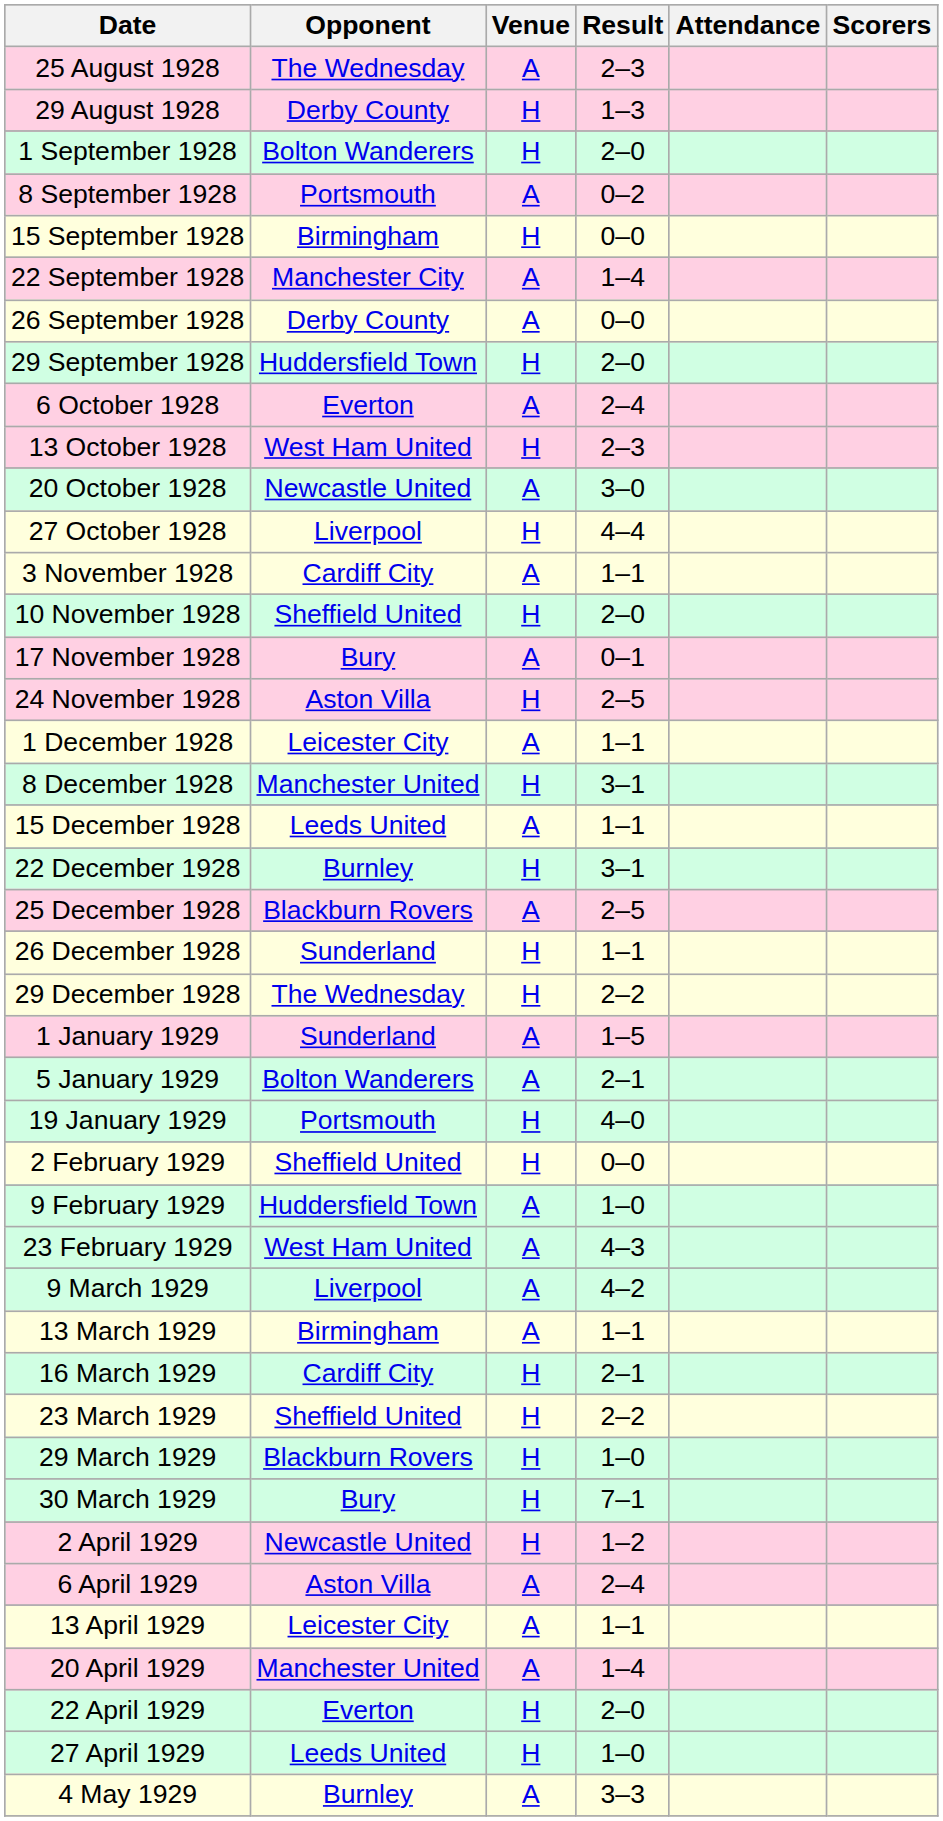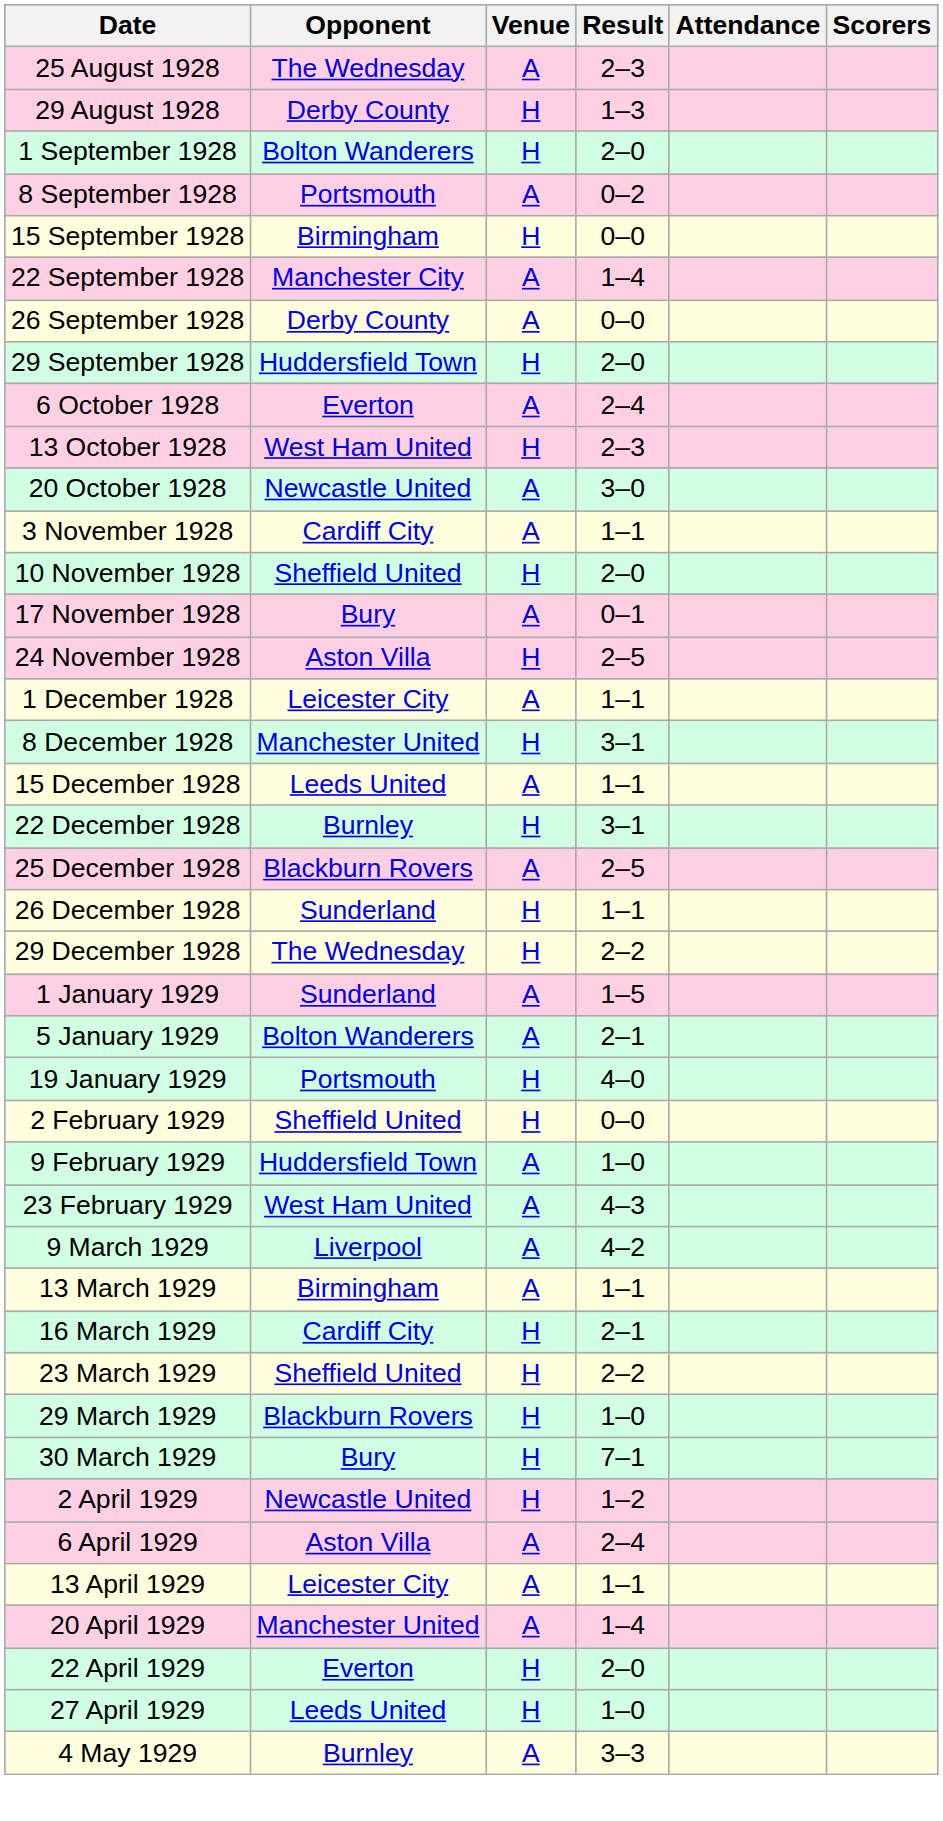- row: (128, 531)
